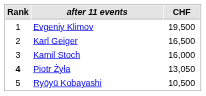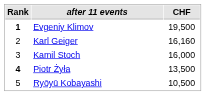(18, 27) normal -> (18, 27) bold
(182, 41) 16,500 -> (182, 41) 16,160
(182, 69) 13,050 -> (182, 69) 13,500
